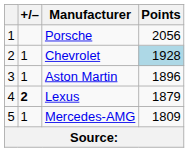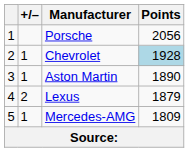(166, 76) 1896 -> (166, 76) 1890
(24, 97) bold -> (24, 97) normal
